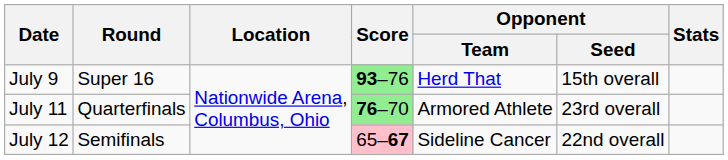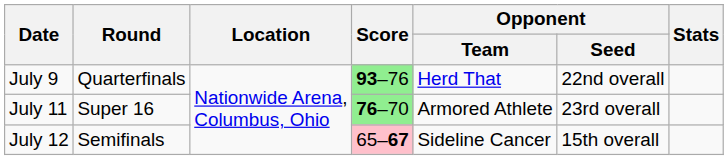(116, 79) Super 16 -> (132, 79) Quarterfinals
(610, 79) 15th overall -> (613, 79) 22nd overall
(132, 109) Quarterfinals -> (116, 109) Super 16
(613, 139) 22nd overall -> (610, 139) 15th overall
